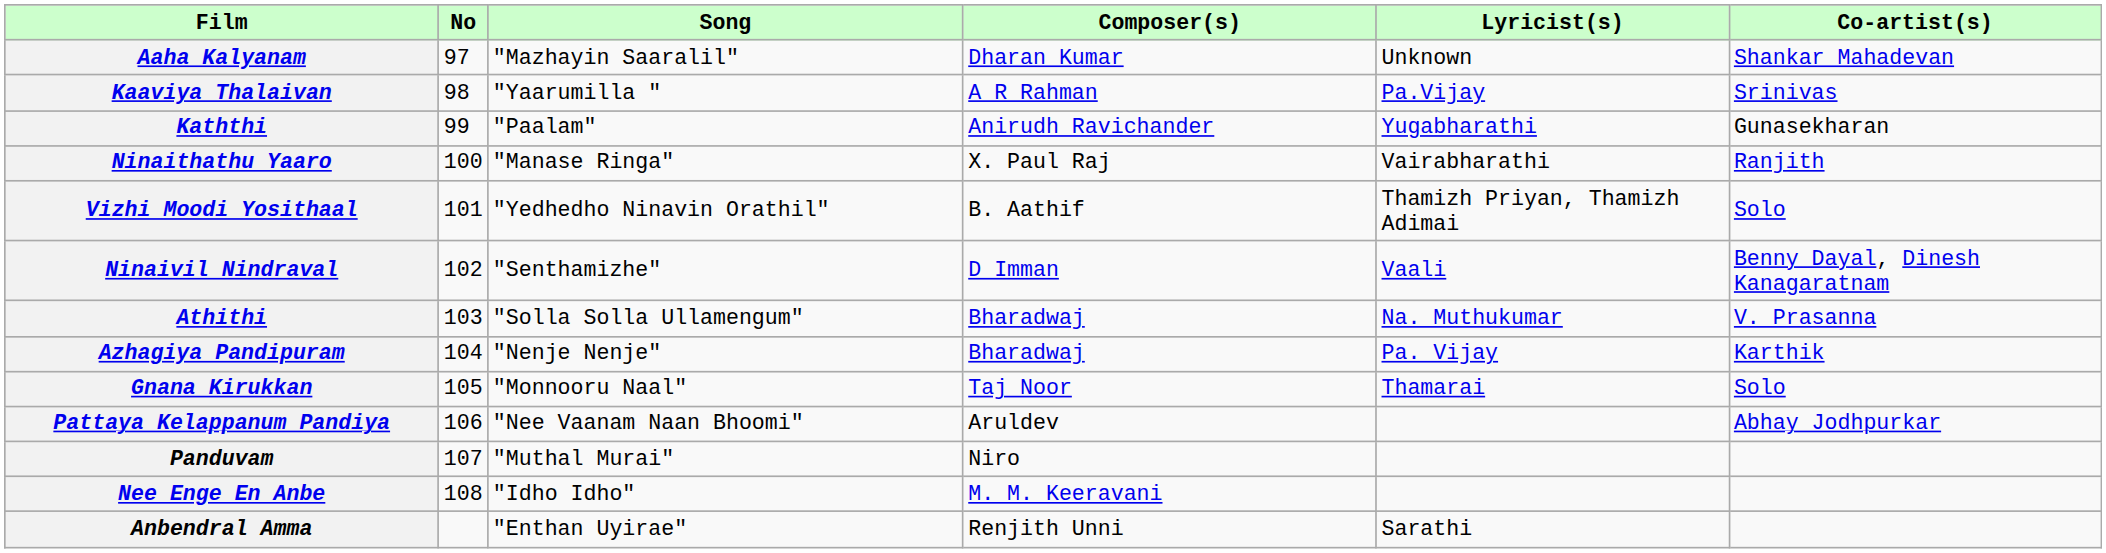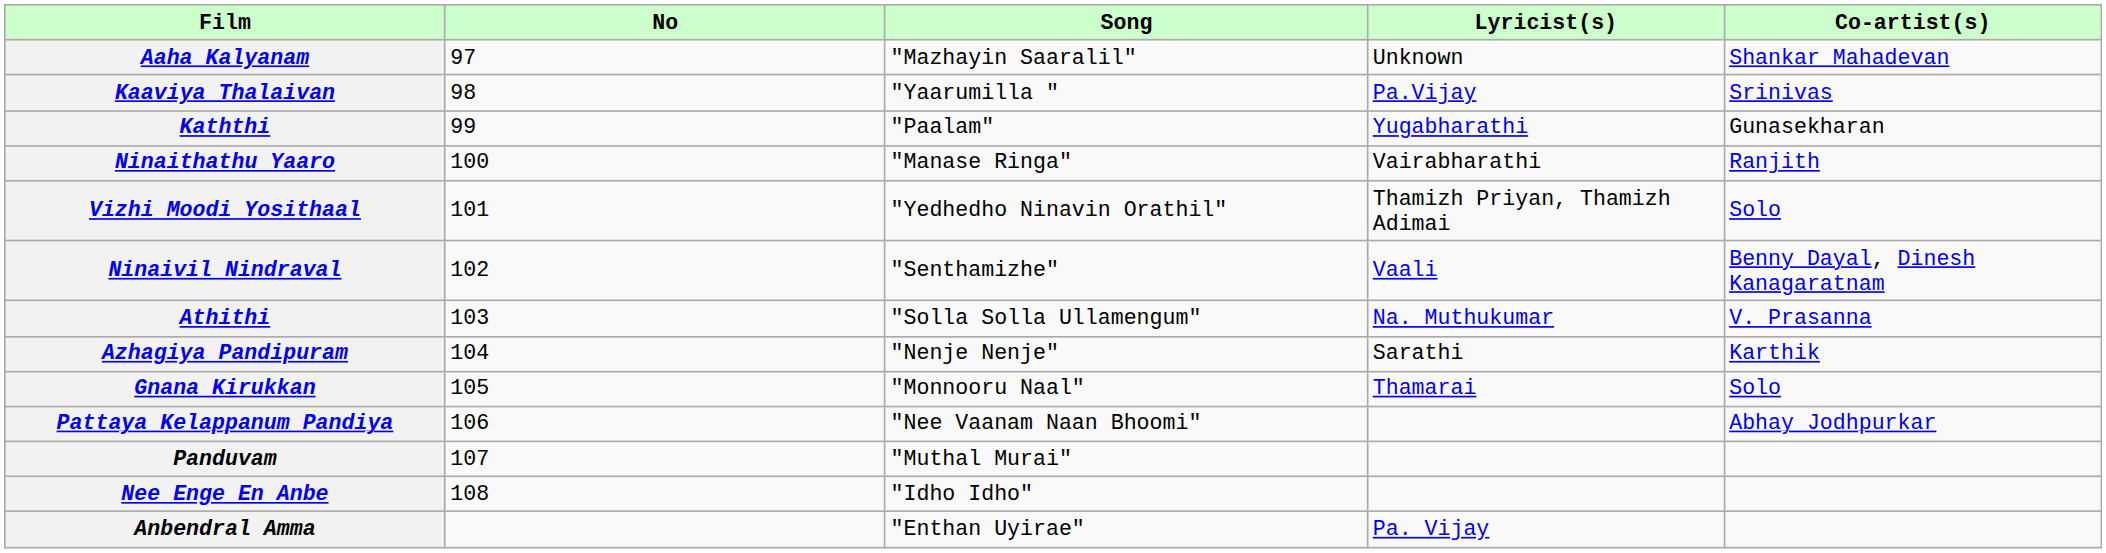- column: (1170, 22)
(1440, 354) Pa. Vijay -> (1418, 354) Sarathi
(1427, 529) Sarathi -> (1431, 529) Pa. Vijay
